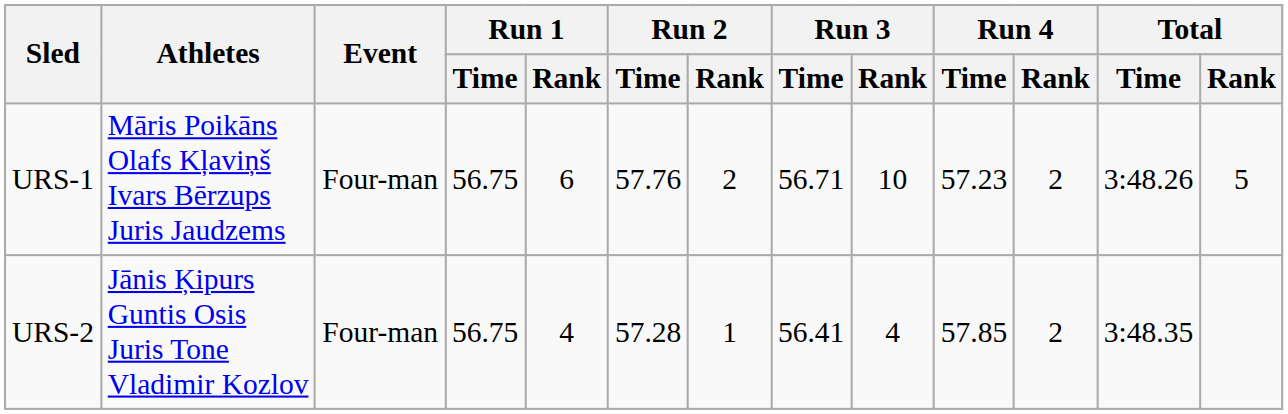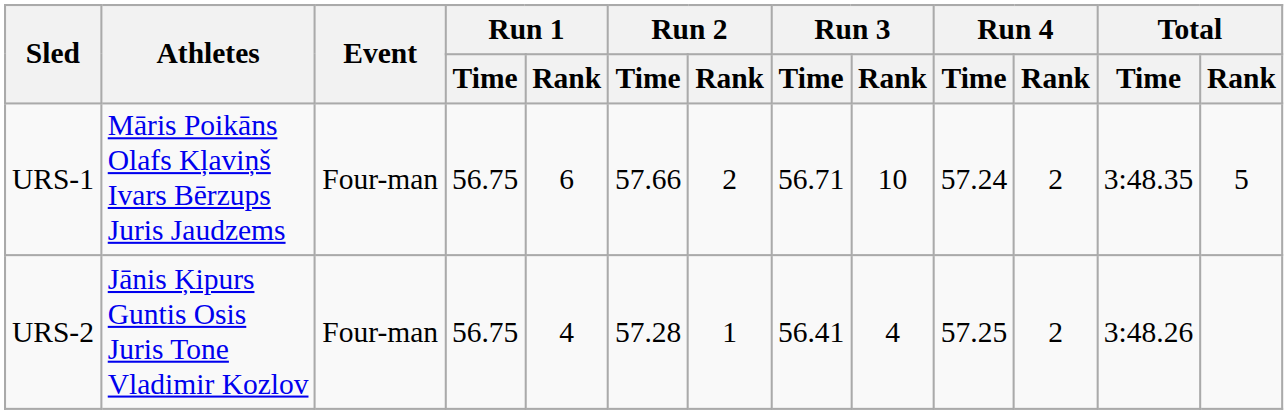(648, 178) 57.76 -> (648, 178) 57.66
(974, 178) 57.23 -> (974, 178) 57.24
(1148, 178) 3:48.26 -> (1148, 178) 3:48.35
(974, 332) 57.85 -> (974, 332) 57.25
(1148, 332) 3:48.35 -> (1148, 332) 3:48.26
